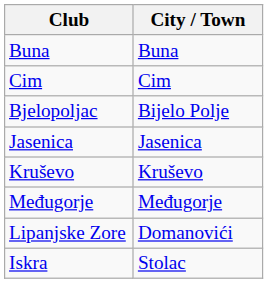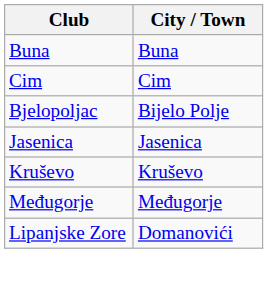- row: (28, 263)
